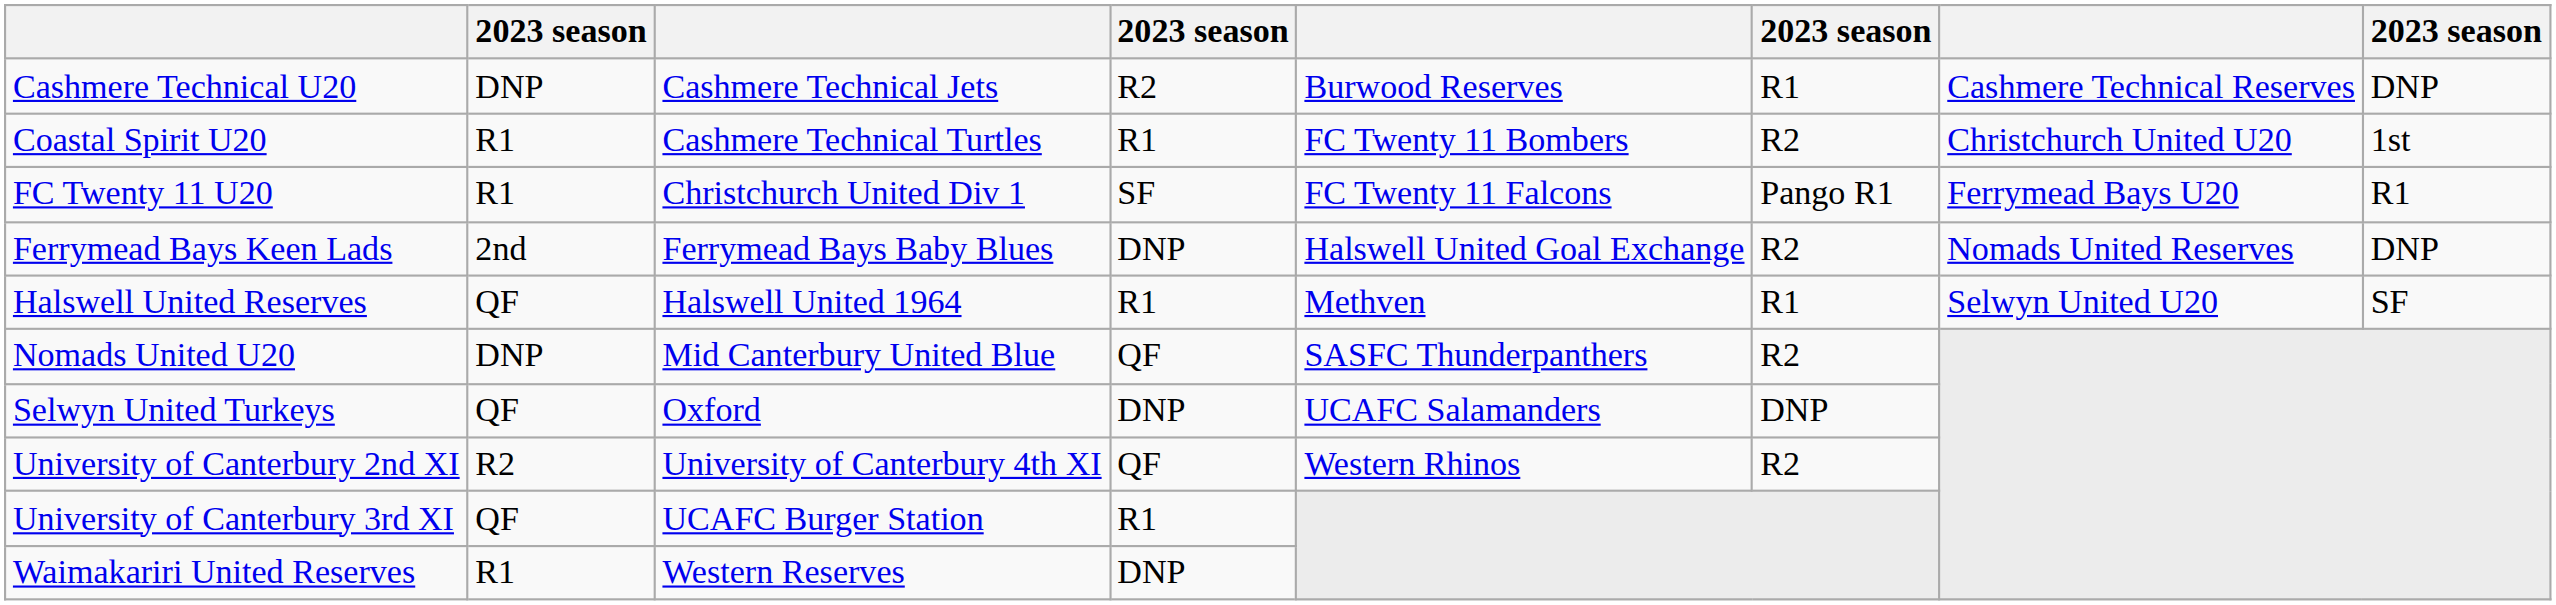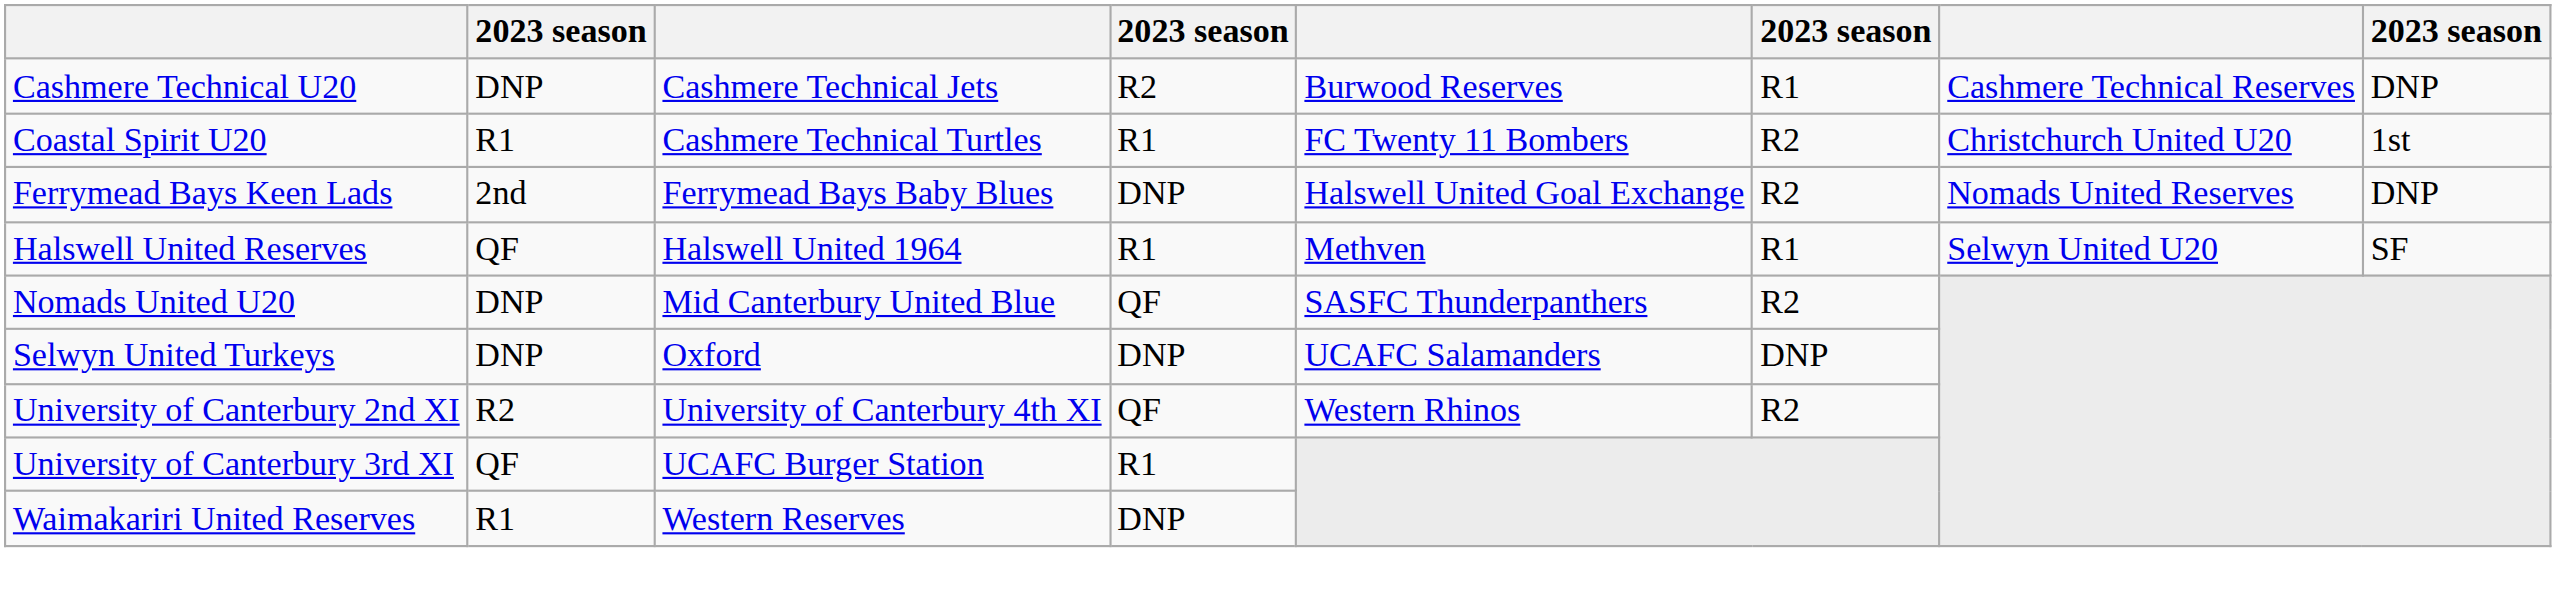- row: (143, 193)
(497, 409) QF -> (509, 355) DNP
